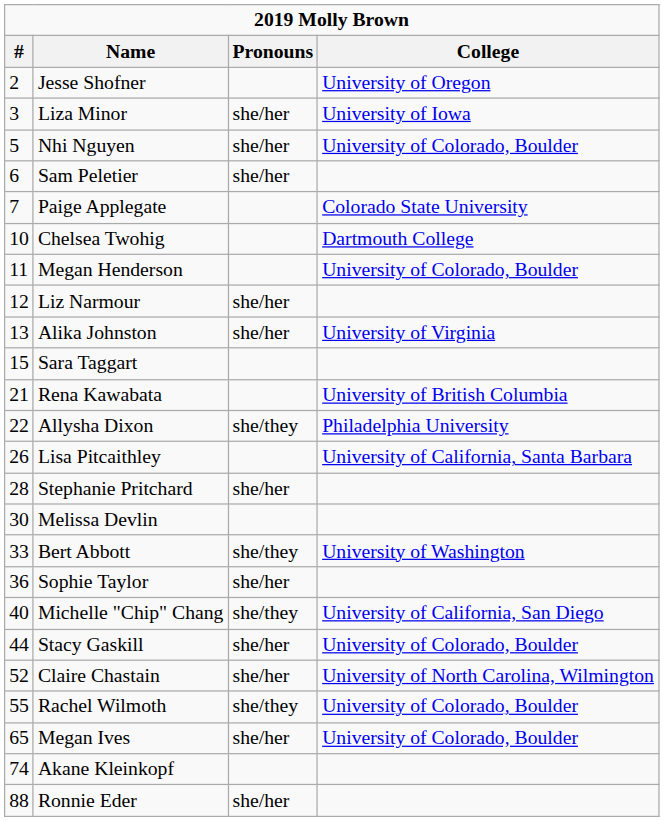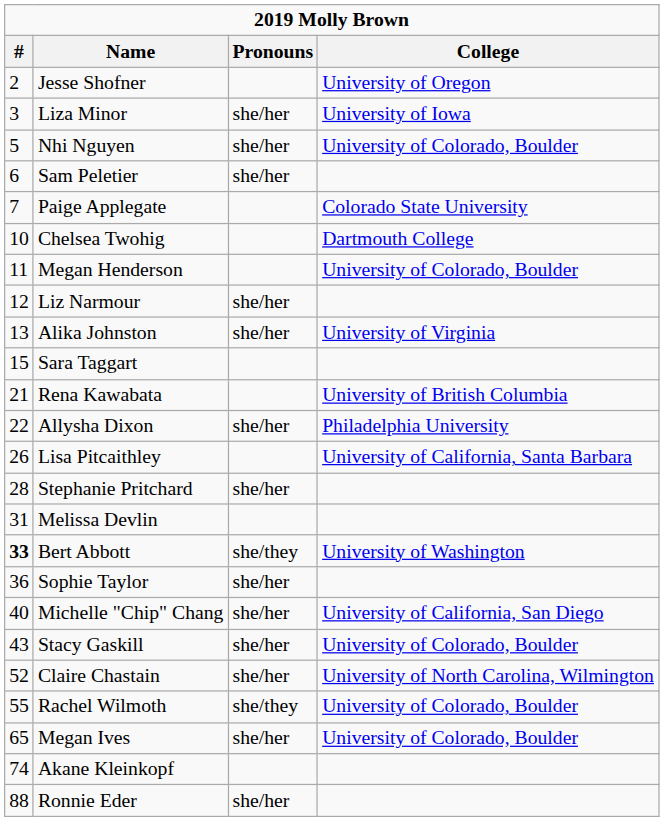(265, 425) she/they -> (261, 425) she/her
(19, 519) 30 -> (19, 519) 31
(19, 550) normal -> (19, 550) bold
(265, 613) she/they -> (261, 613) she/her
(19, 644) 44 -> (19, 644) 43
